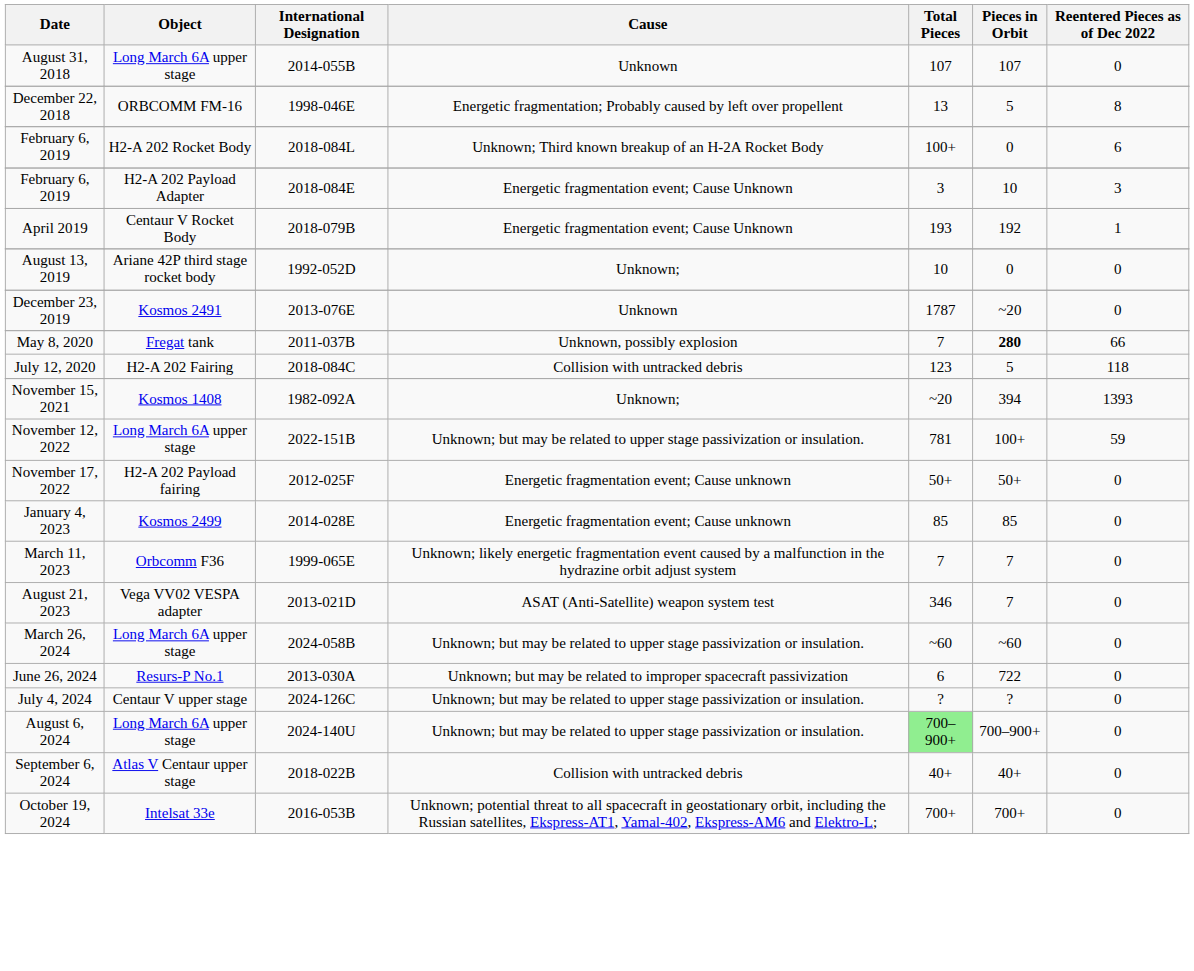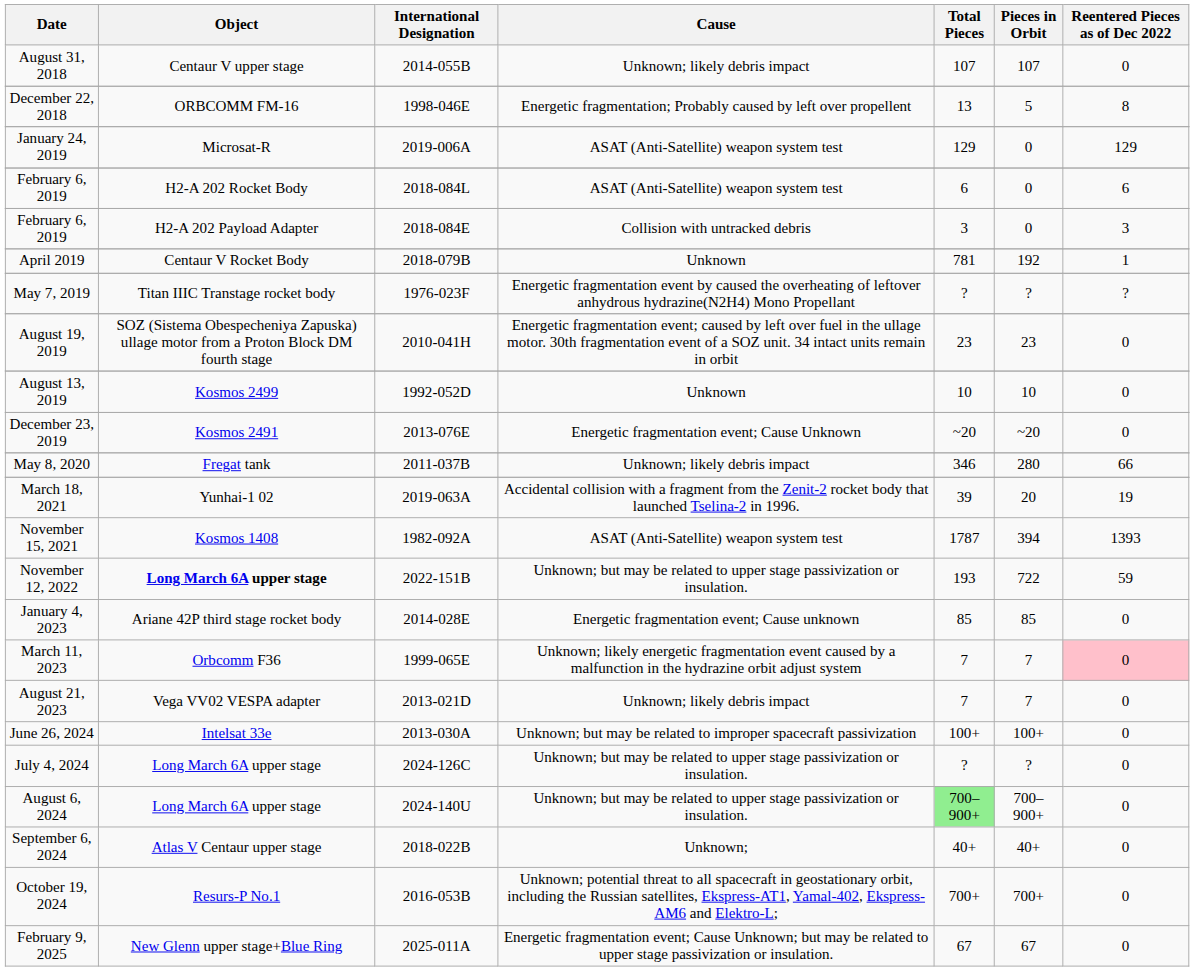(180, 65) Long March 6A upper stage -> (237, 65) Centaur V upper stage
(648, 65) Unknown -> (716, 65) Unknown; likely debris impact
+ row: (52, 147)
(648, 147) Unknown; Third known breakup of an H-2A Rocket Body -> (716, 187) ASAT (Anti-Satellite) weapon system test
(940, 147) 100+ -> (964, 187) 6
(648, 187) Energetic fragmentation event; Cause Unknown -> (716, 228) Collision with untracked debris
(1010, 187) 10 -> (1028, 228) 0
(648, 228) Energetic fragmentation event; Cause Unknown -> (716, 261) Unknown
(940, 228) 193 -> (964, 261) 781
+ row: (52, 293)
+ row: (52, 342)
(180, 269) Ariane 42P third stage rocket body -> (237, 391) Kosmos 2499
(648, 269) Unknown; -> (716, 391) Unknown
(1010, 269) 0 -> (1028, 391) 10
(648, 310) Unknown -> (716, 432) Energetic fragmentation event; Cause Unknown
(940, 310) 1787 -> (964, 432) ~20
(648, 342) Unknown, possibly explosion -> (716, 464) Unknown; likely debris impact
(940, 342) 7 -> (964, 464) 346
(1010, 342) bold -> (1028, 464) normal
- row: (55, 366)
+ row: (52, 497)
(648, 398) Unknown; -> (716, 538) ASAT (Anti-Satellite) weapon system test
(940, 398) ~20 -> (964, 538) 1787
(180, 439) normal -> (237, 578) bold
(940, 439) 781 -> (964, 578) 193
(1010, 439) 100+ -> (1028, 578) 722
- row: (55, 480)
(180, 521) Kosmos 2499 -> (237, 619) Ariane 42P third stage rocket body
(1118, 561) no background -> (1126, 660) pink background
(648, 602) ASAT (Anti-Satellite) weapon system test -> (716, 701) Unknown; likely debris impact
(940, 602) 346 -> (964, 701) 7
- row: (55, 643)
(180, 675) Resurs-P No.1 -> (237, 733) Intelsat 33e
(940, 675) 6 -> (964, 733) 100+
(1010, 675) 722 -> (1028, 733) 100+
(180, 699) Centaur V upper stage -> (237, 765) Long March 6A upper stage
(648, 772) Collision with untracked debris -> (716, 847) Unknown;
(180, 813) Intelsat 33e -> (237, 896) Resurs-P No.1
+ row: (52, 945)
